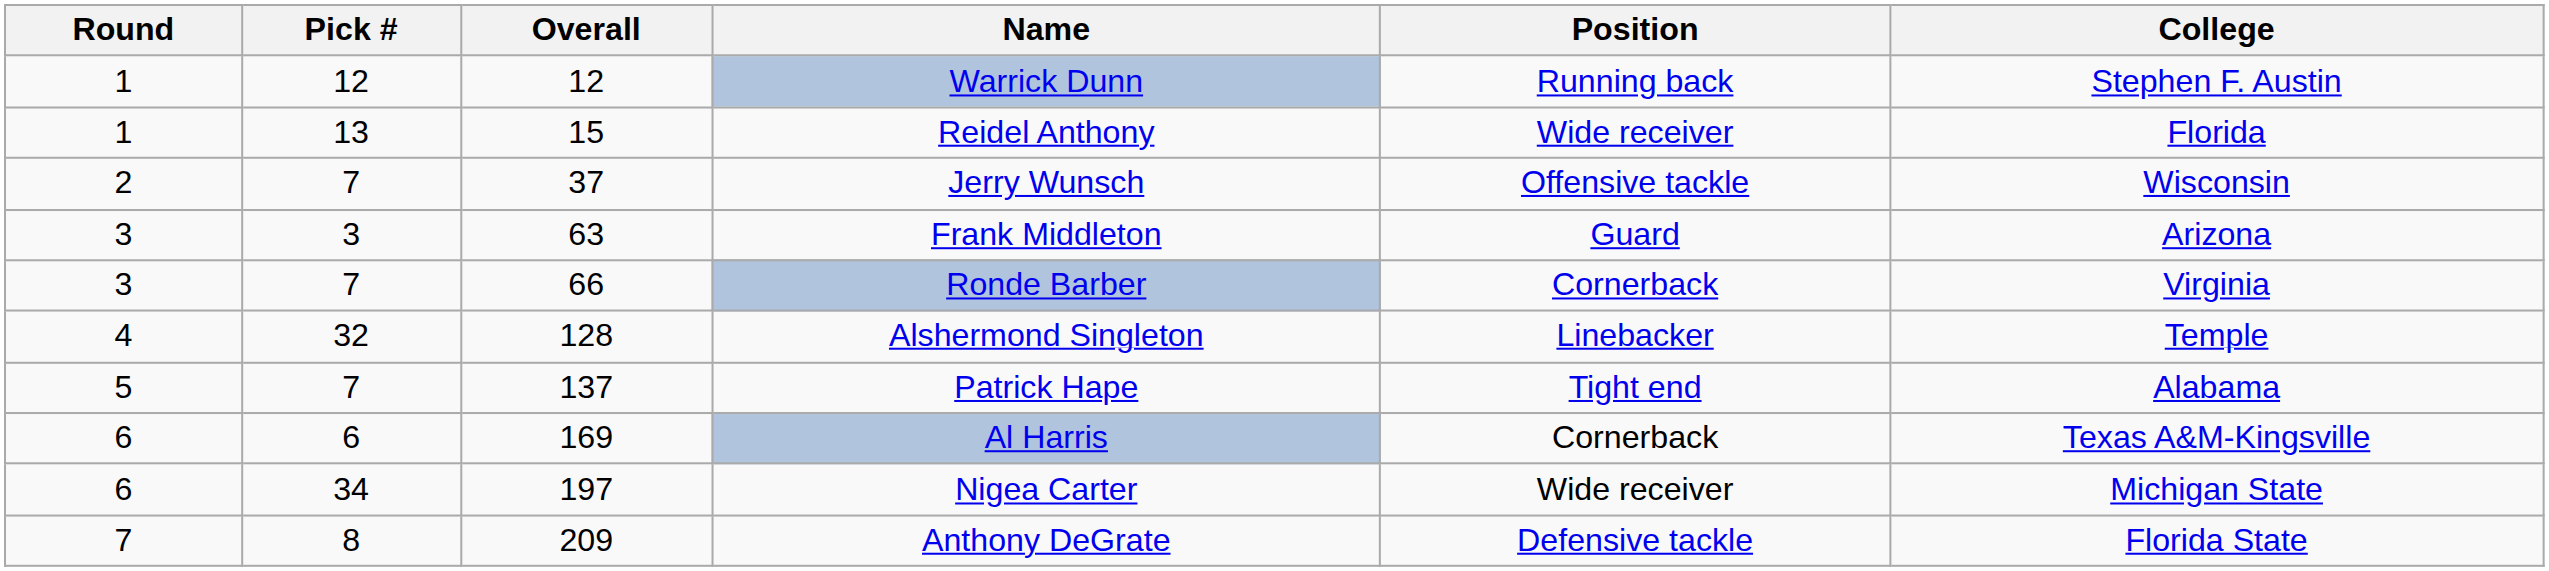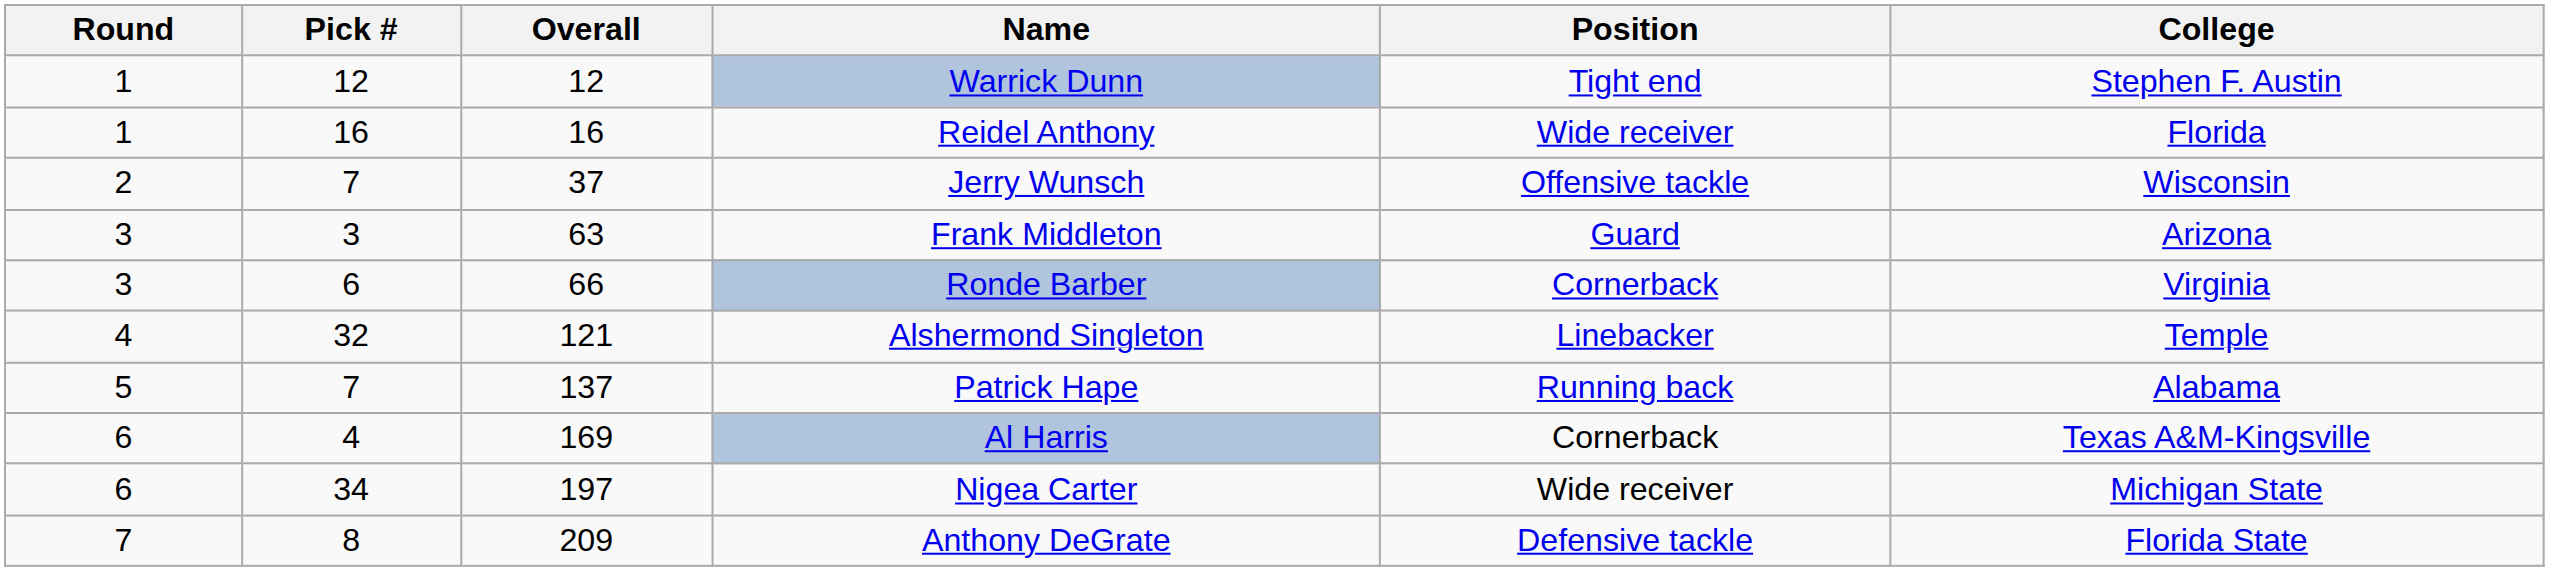(1635, 81) Running back -> (1635, 81) Tight end
(351, 132) 13 -> (351, 132) 16
(586, 132) 15 -> (586, 132) 16
(351, 285) 7 -> (351, 285) 6
(586, 336) 128 -> (586, 336) 121
(1635, 387) Tight end -> (1635, 387) Running back
(351, 438) 6 -> (351, 438) 4
